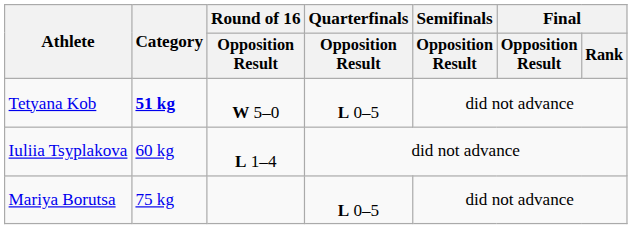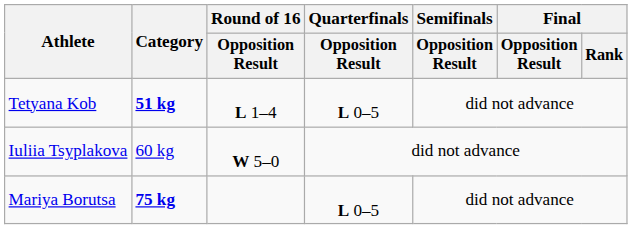(256, 113) W 5–0 -> (256, 113) L 1–4
(256, 161) L 1–4 -> (256, 161) W 5–0
(155, 200) normal -> (155, 200) bold
